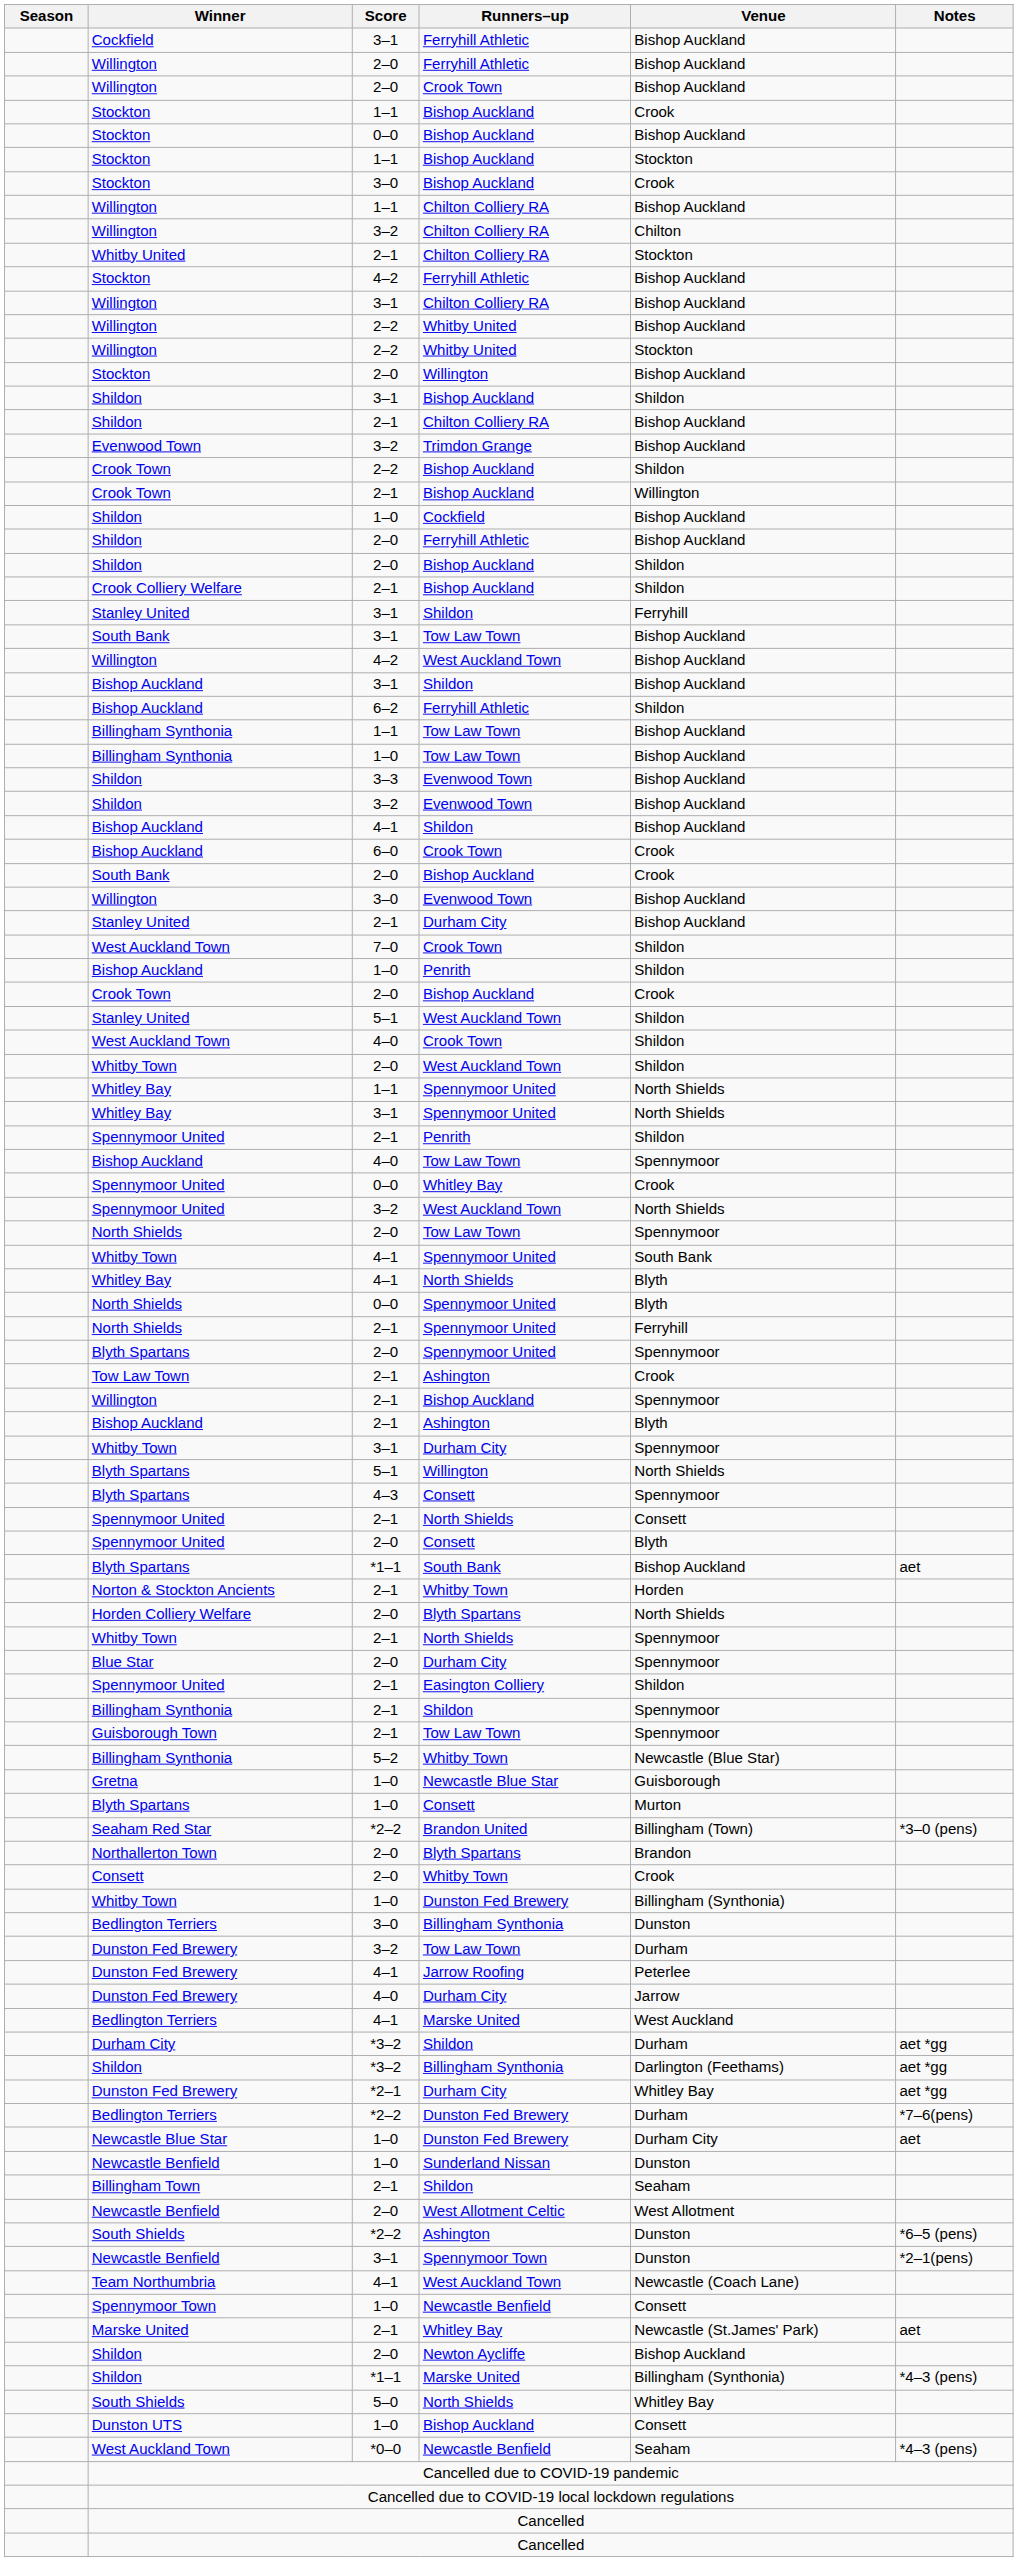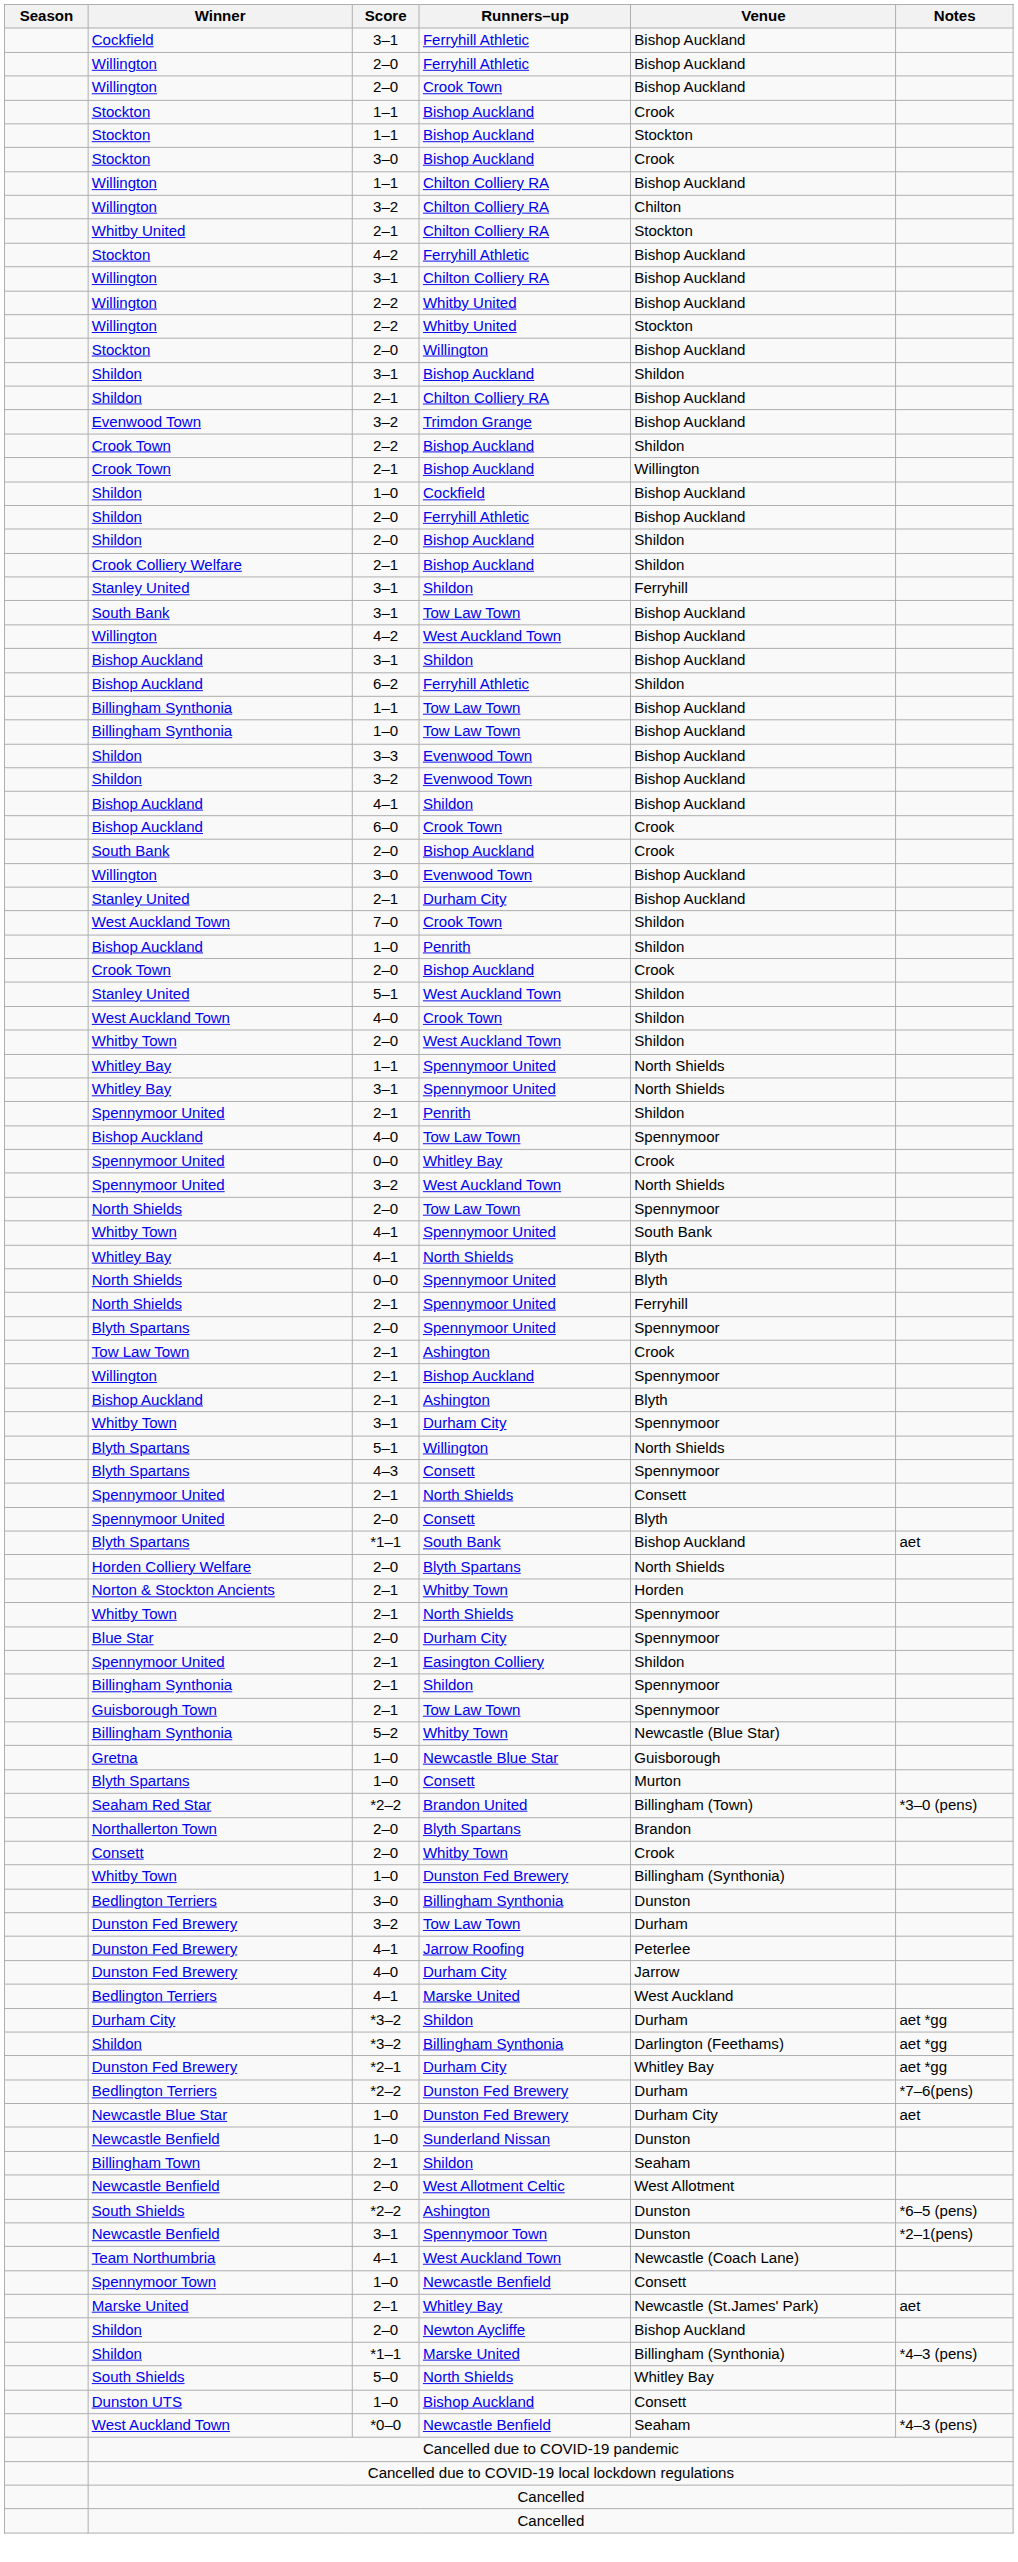- row: (121, 135)
rows swapped: (183, 1590) <-> (171, 1614)
